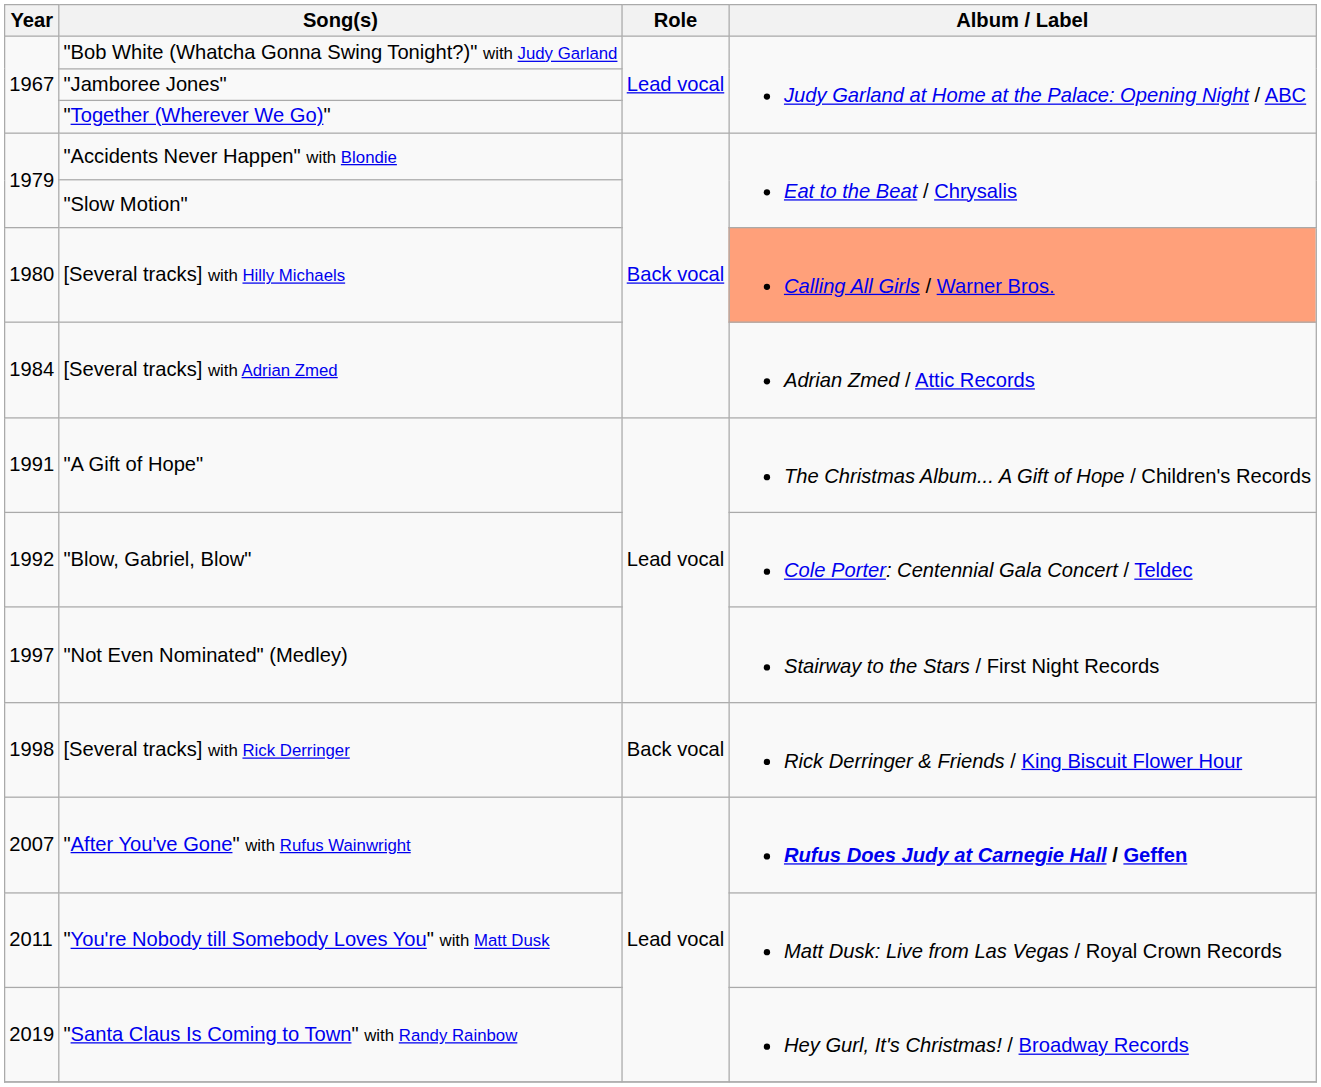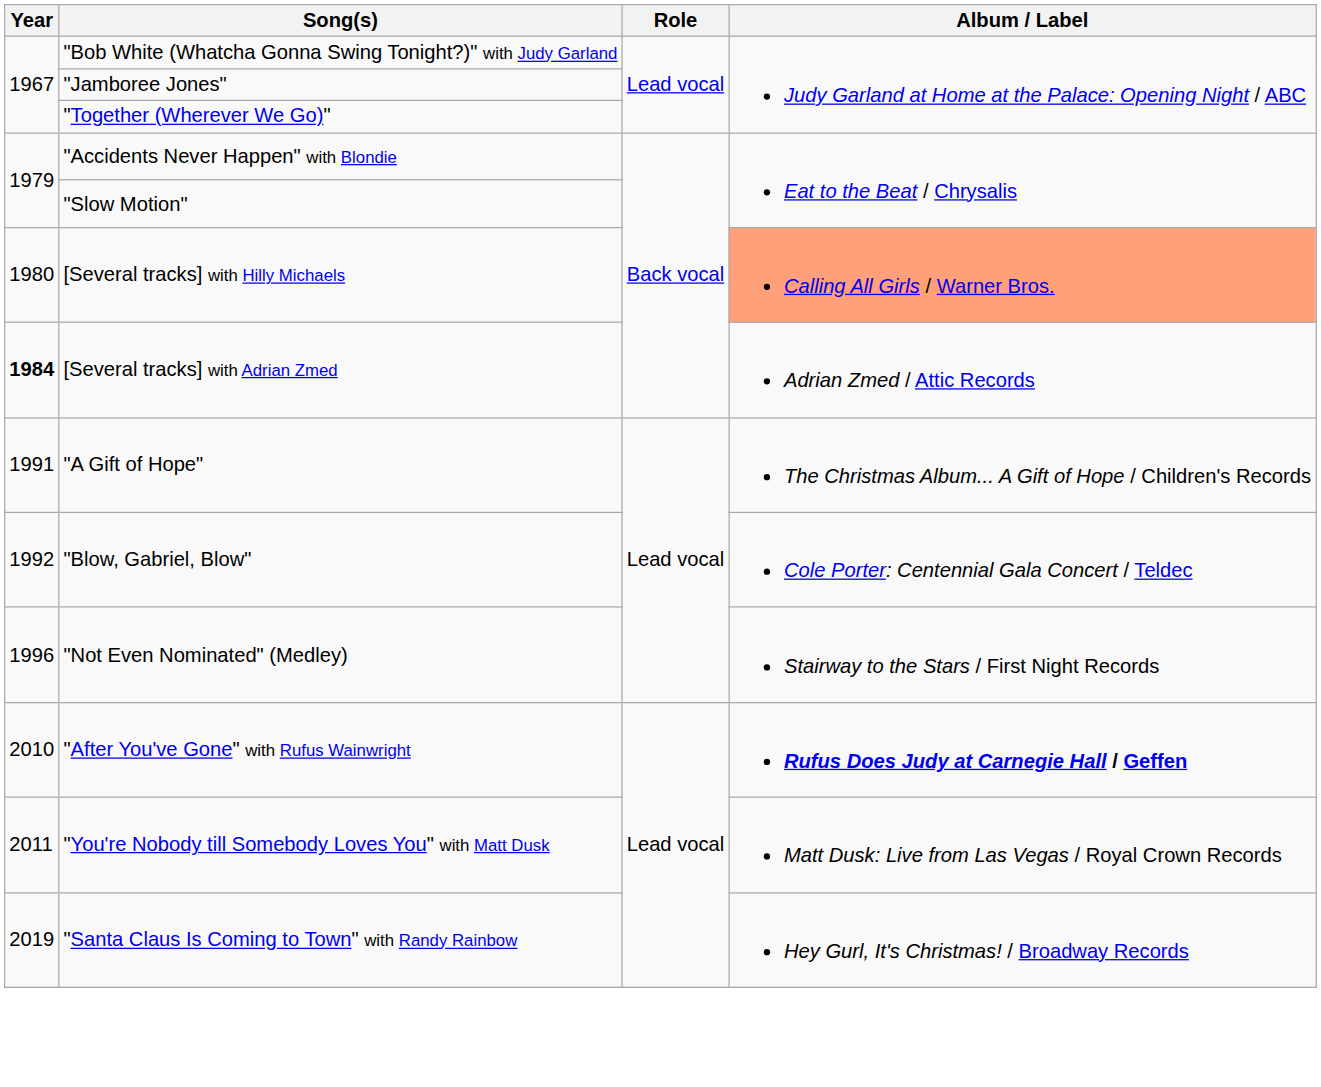(32, 369) normal -> (32, 369) bold
(32, 654) 1997 -> (32, 654) 1996
- row: (207, 749)
(32, 844) 2007 -> (32, 749) 2010
